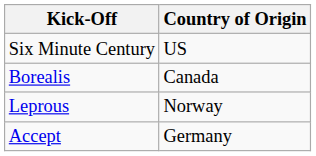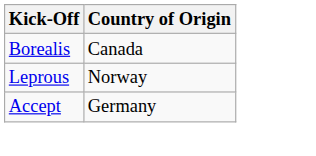- row: (82, 48)
